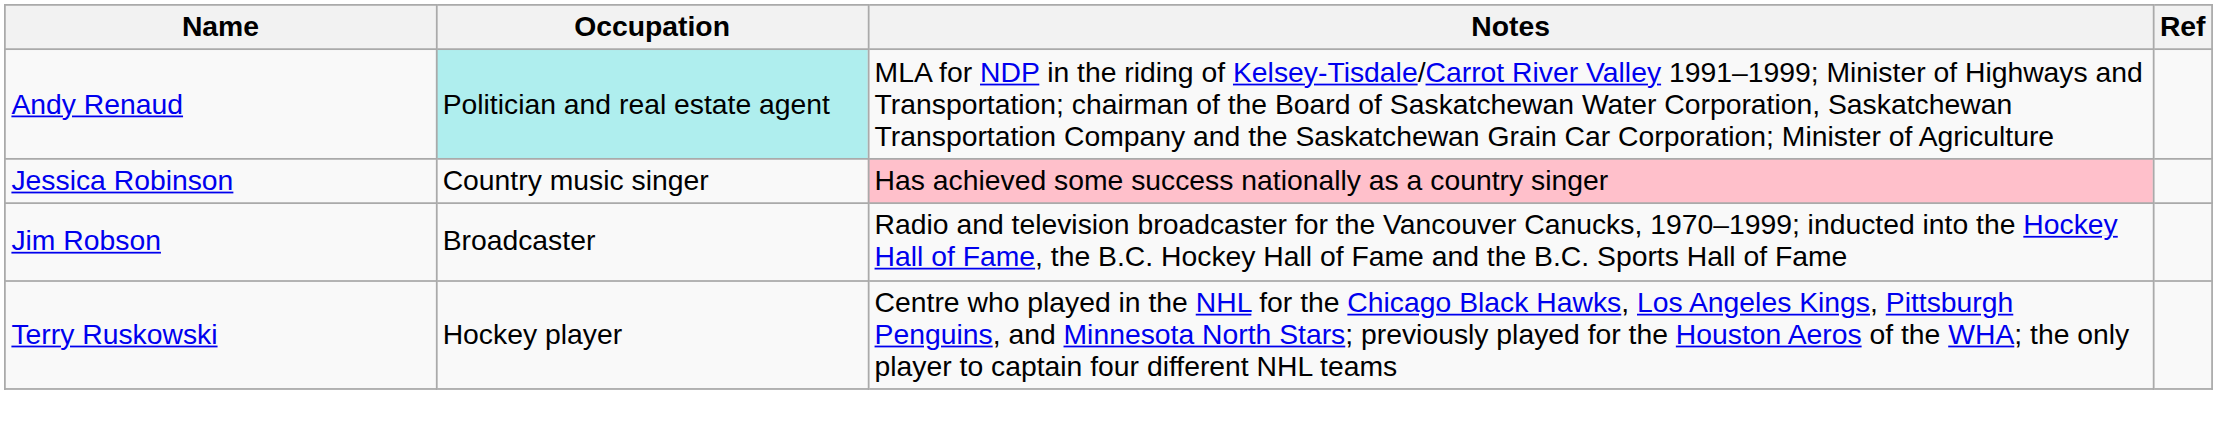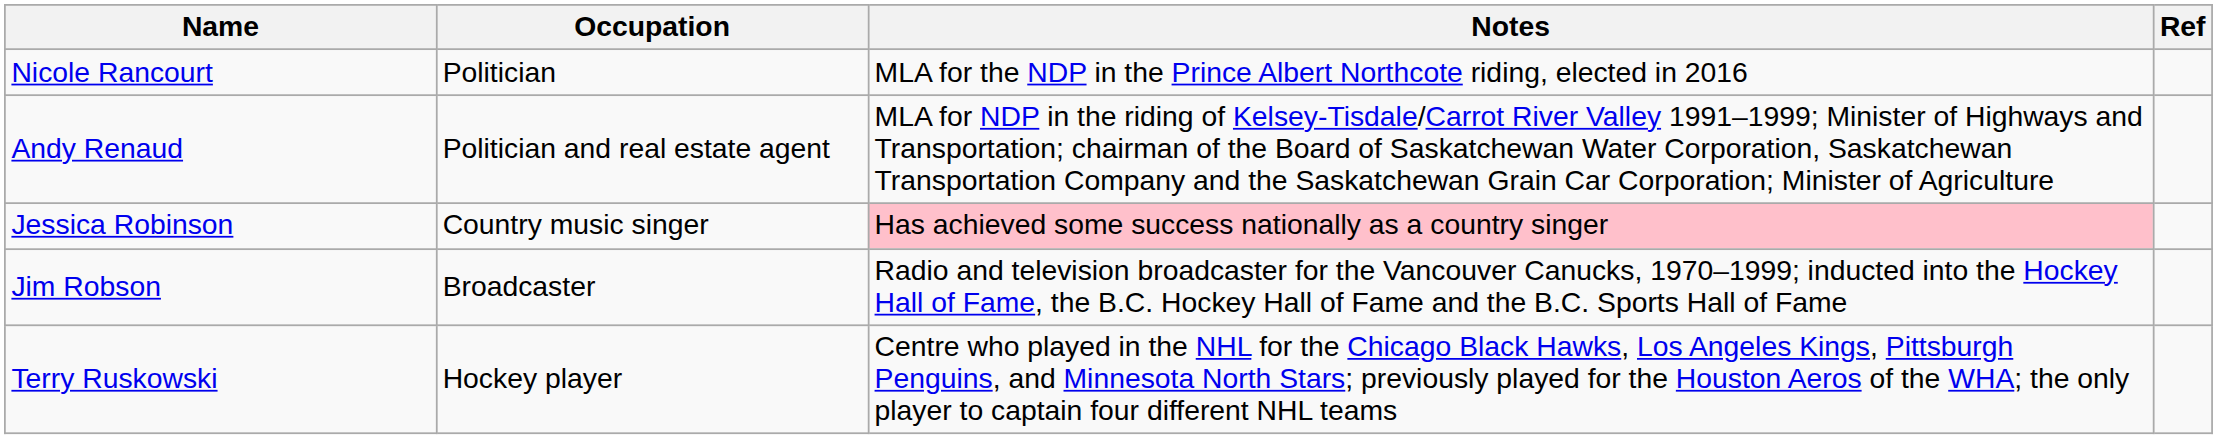+ row: (112, 71)
(636, 103) paleturquoise background -> (636, 148) no background
